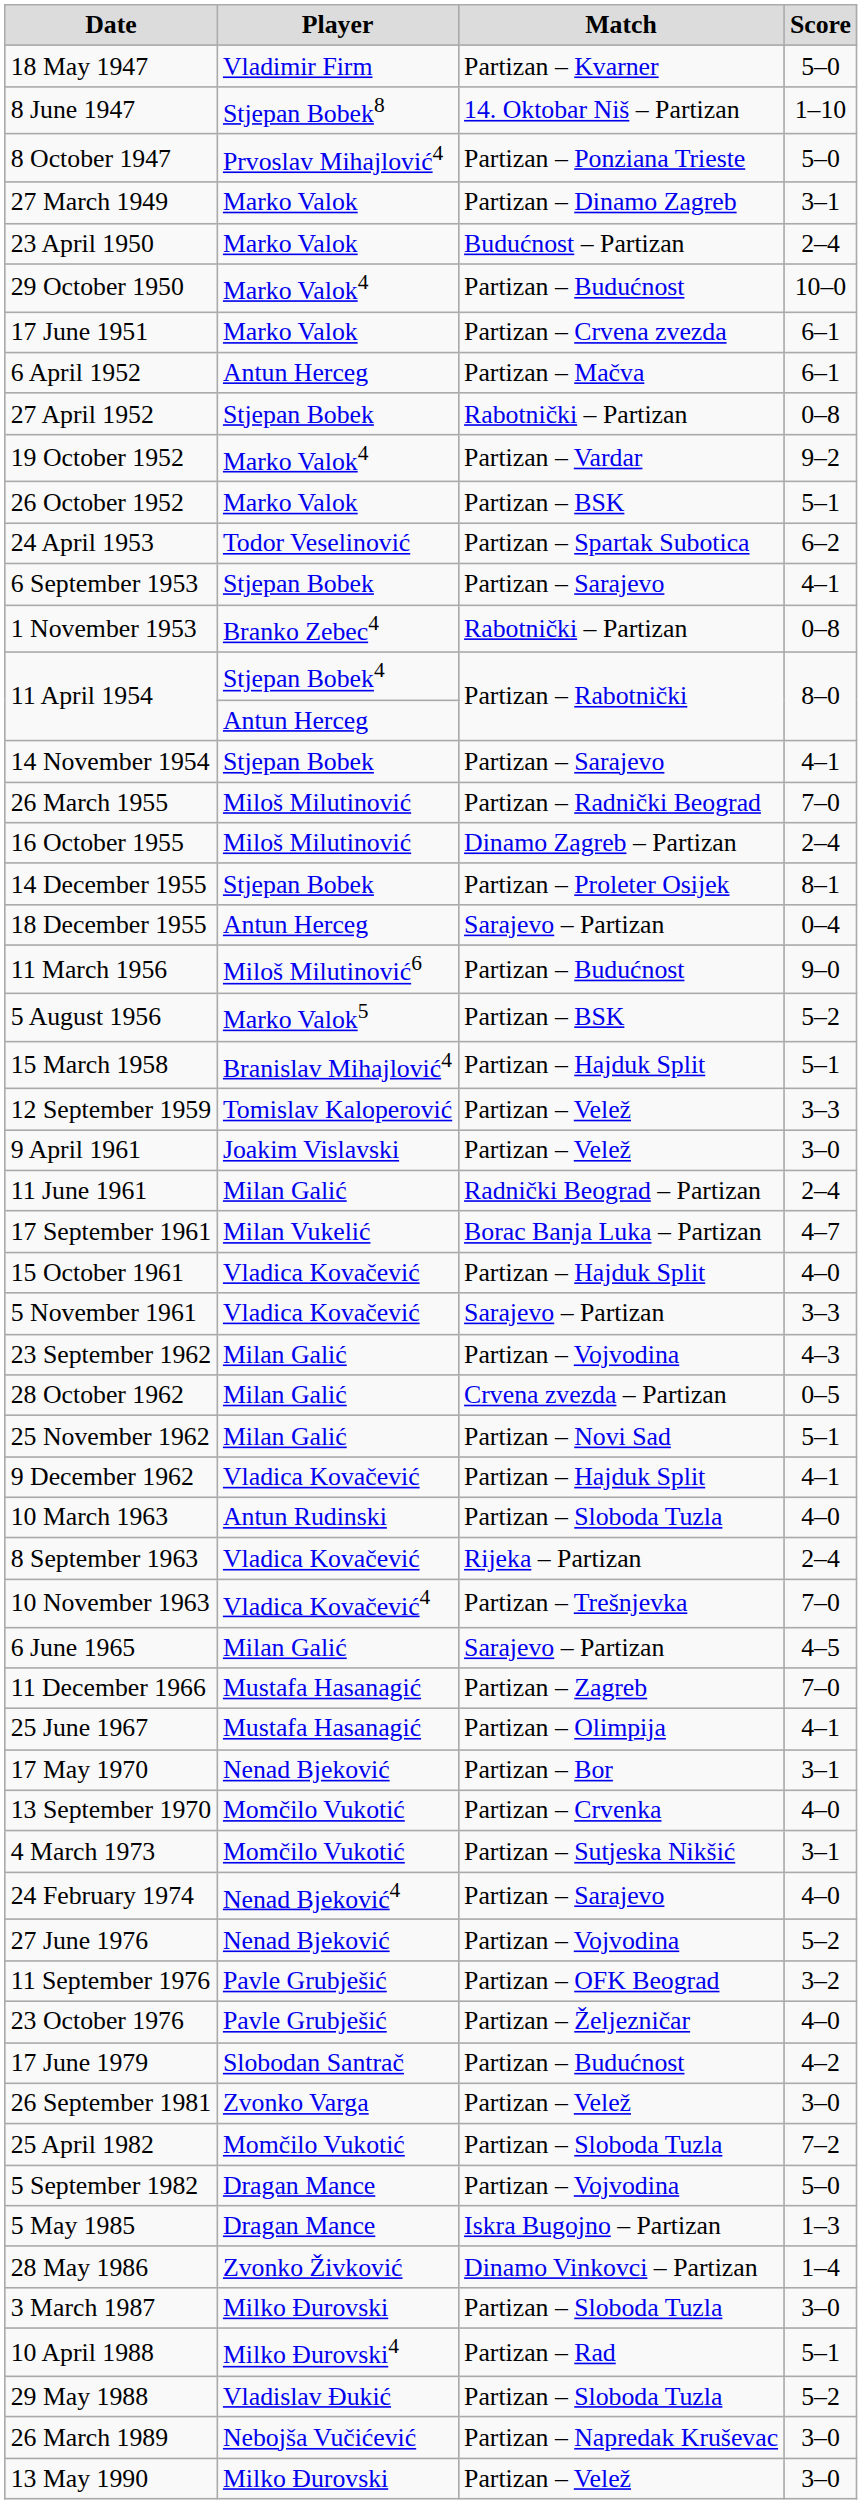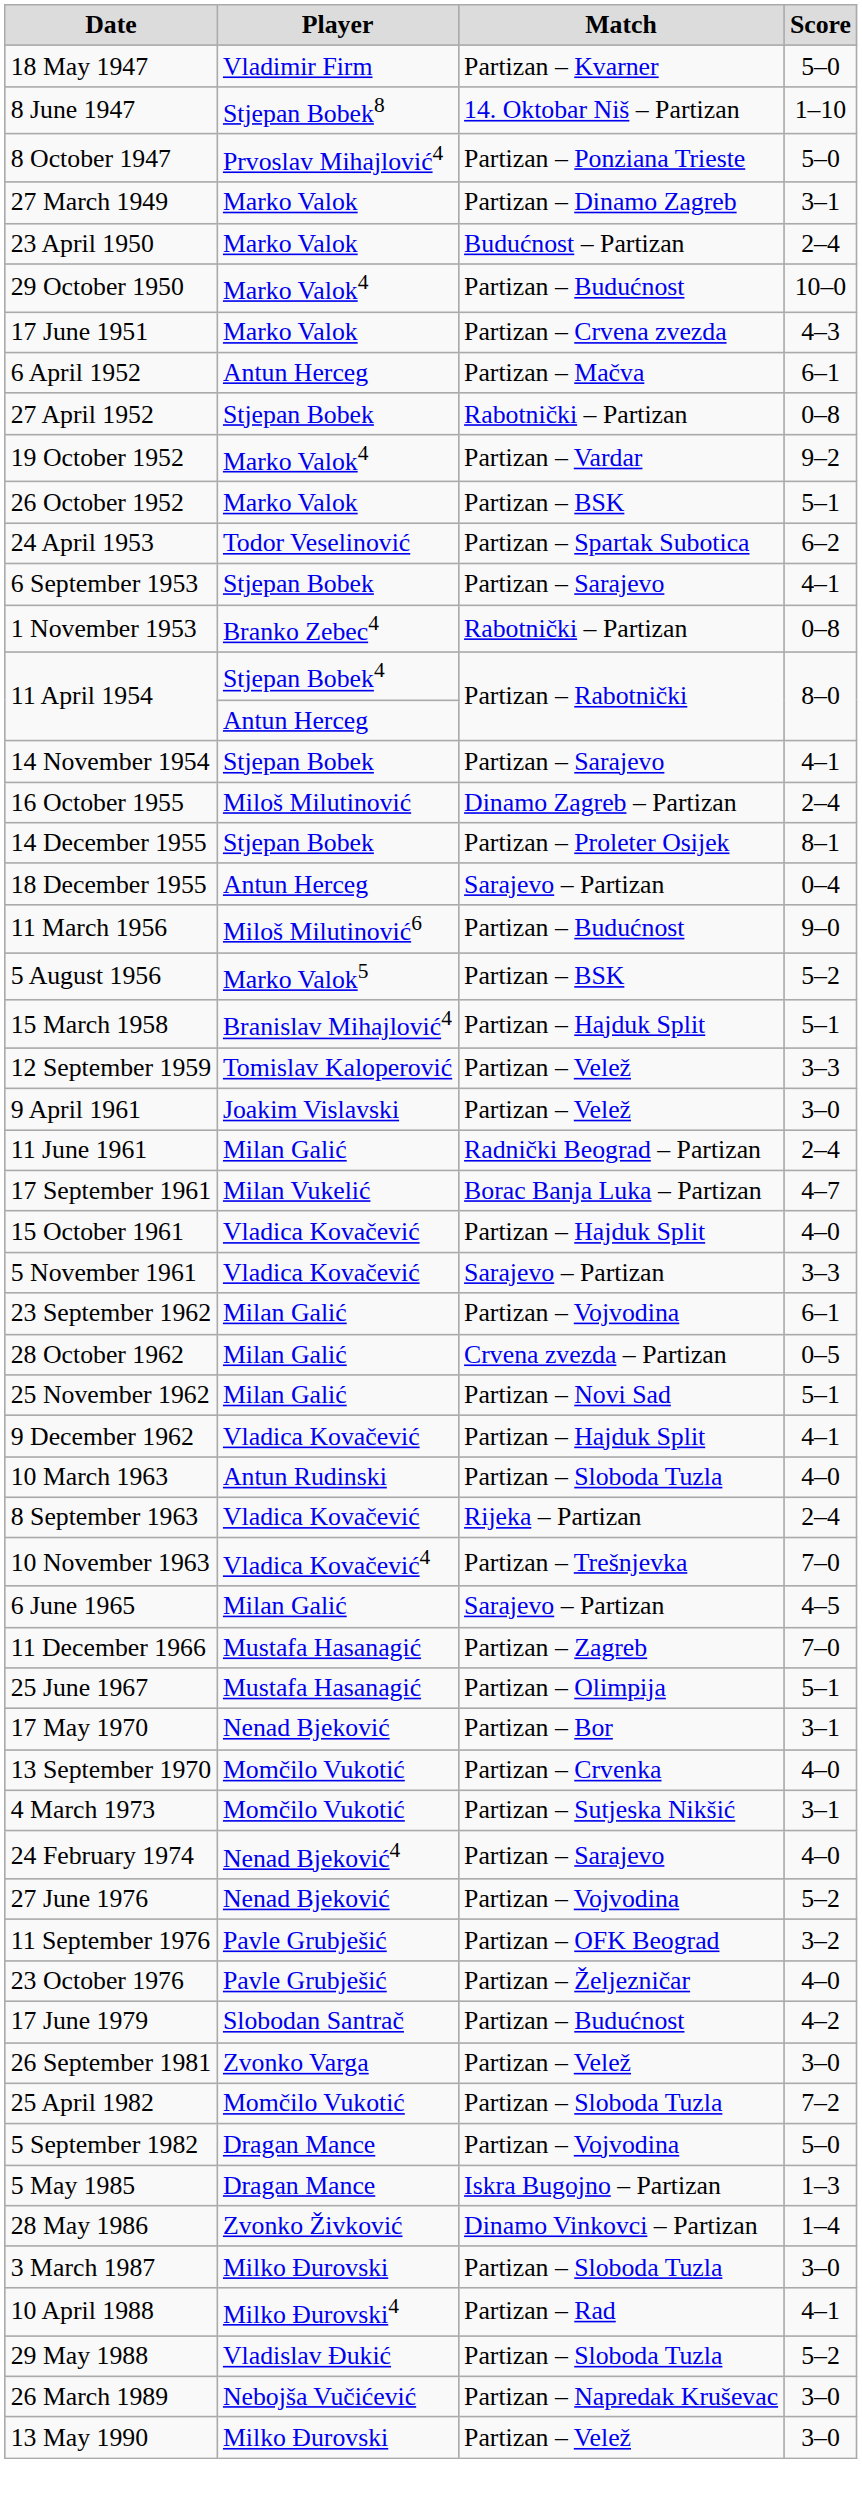(820, 331) 6–1 -> (820, 331) 4–3
- row: (89, 802)
(820, 1354) 4–3 -> (820, 1313) 6–1
(820, 1728) 4–1 -> (820, 1687) 5–1
(820, 2352) 5–1 -> (820, 2311) 4–1
